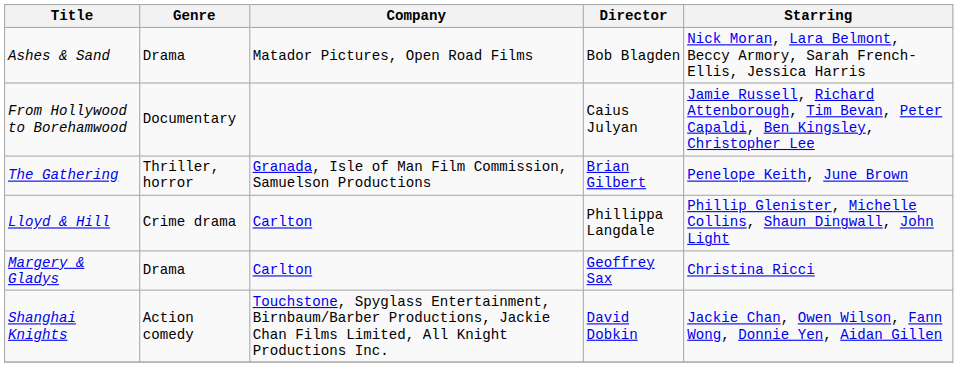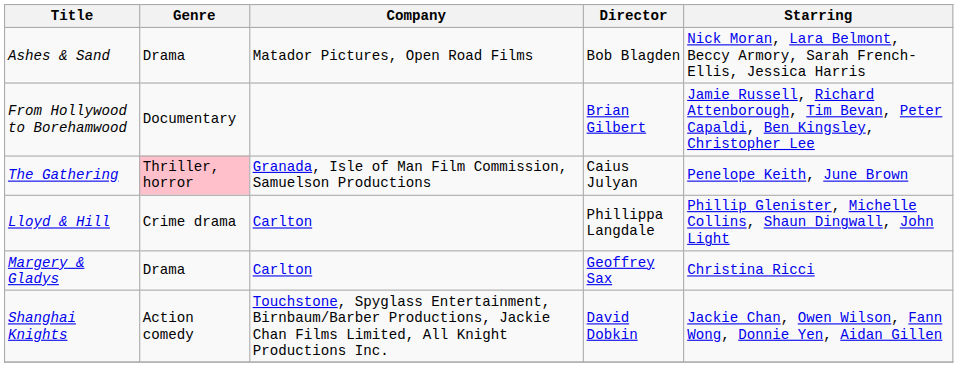(612, 120) Caius Julyan -> (616, 120) Brian Gilbert
(181, 175) no background -> (181, 175) pink background
(616, 175) Brian Gilbert -> (612, 175) Caius Julyan
